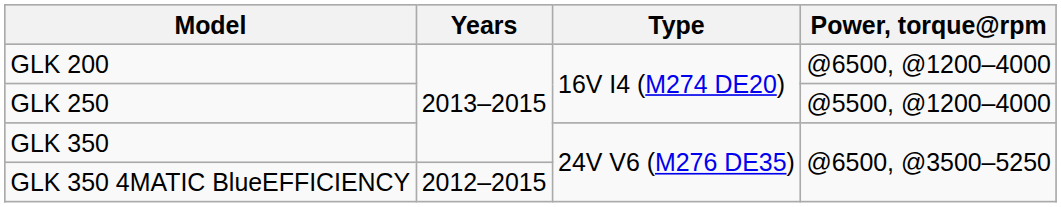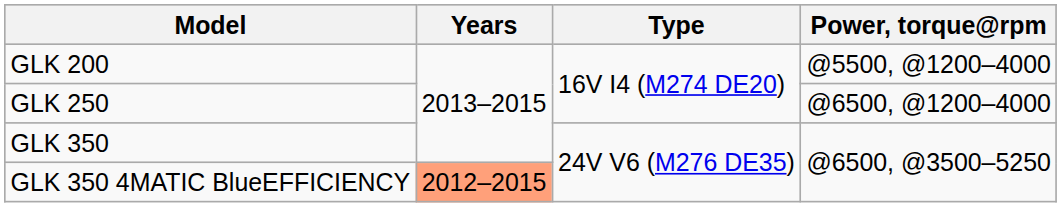(929, 64) @6500, @1200–4000 -> (929, 64) @5500, @1200–4000
(929, 104) @5500, @1200–4000 -> (929, 104) @6500, @1200–4000
(484, 183) no background -> (484, 183) lightsalmon background
